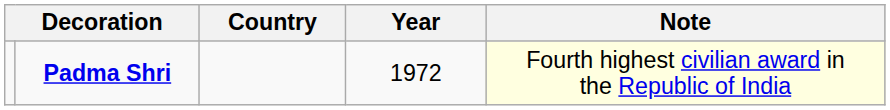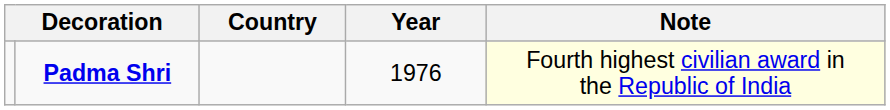(416, 72) 1972 -> (416, 72) 1976
